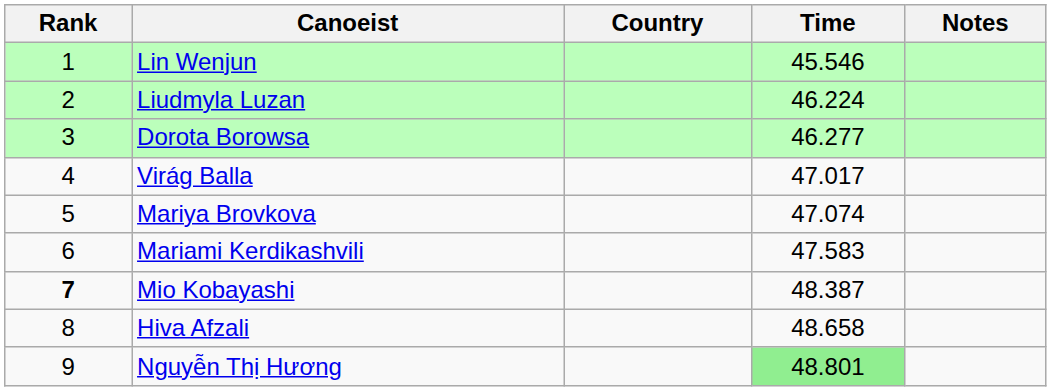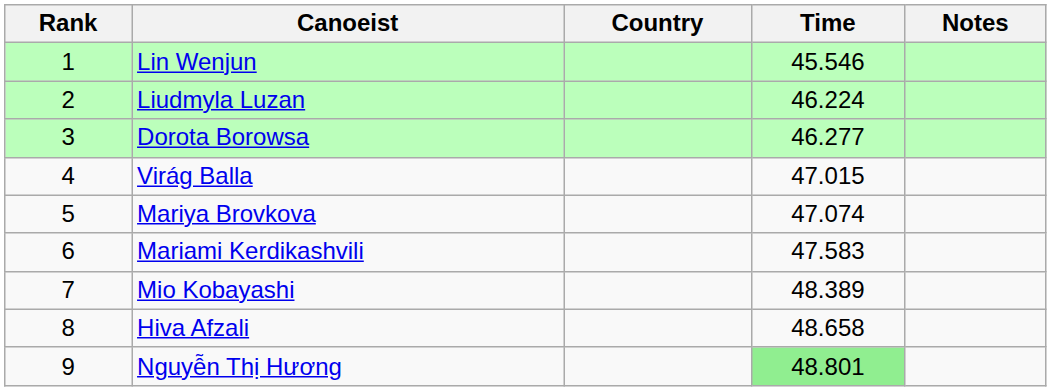(828, 175) 47.017 -> (828, 175) 47.015
(68, 289) bold -> (68, 289) normal
(828, 289) 48.387 -> (828, 289) 48.389
